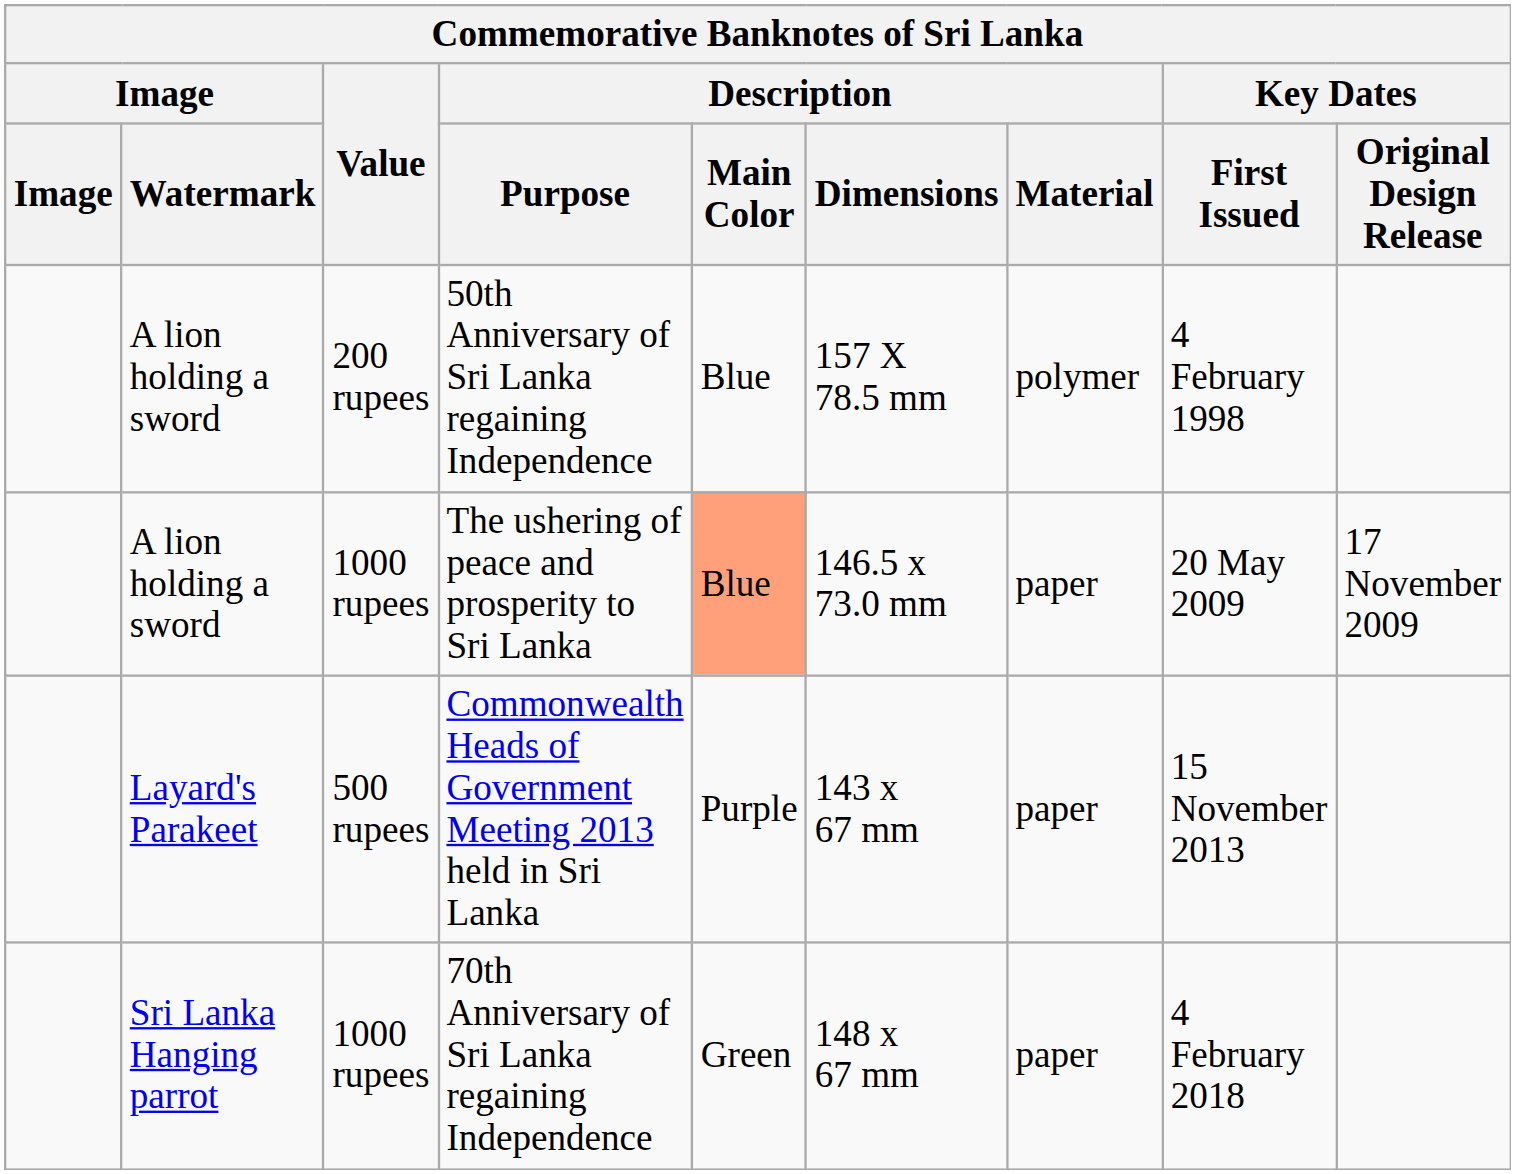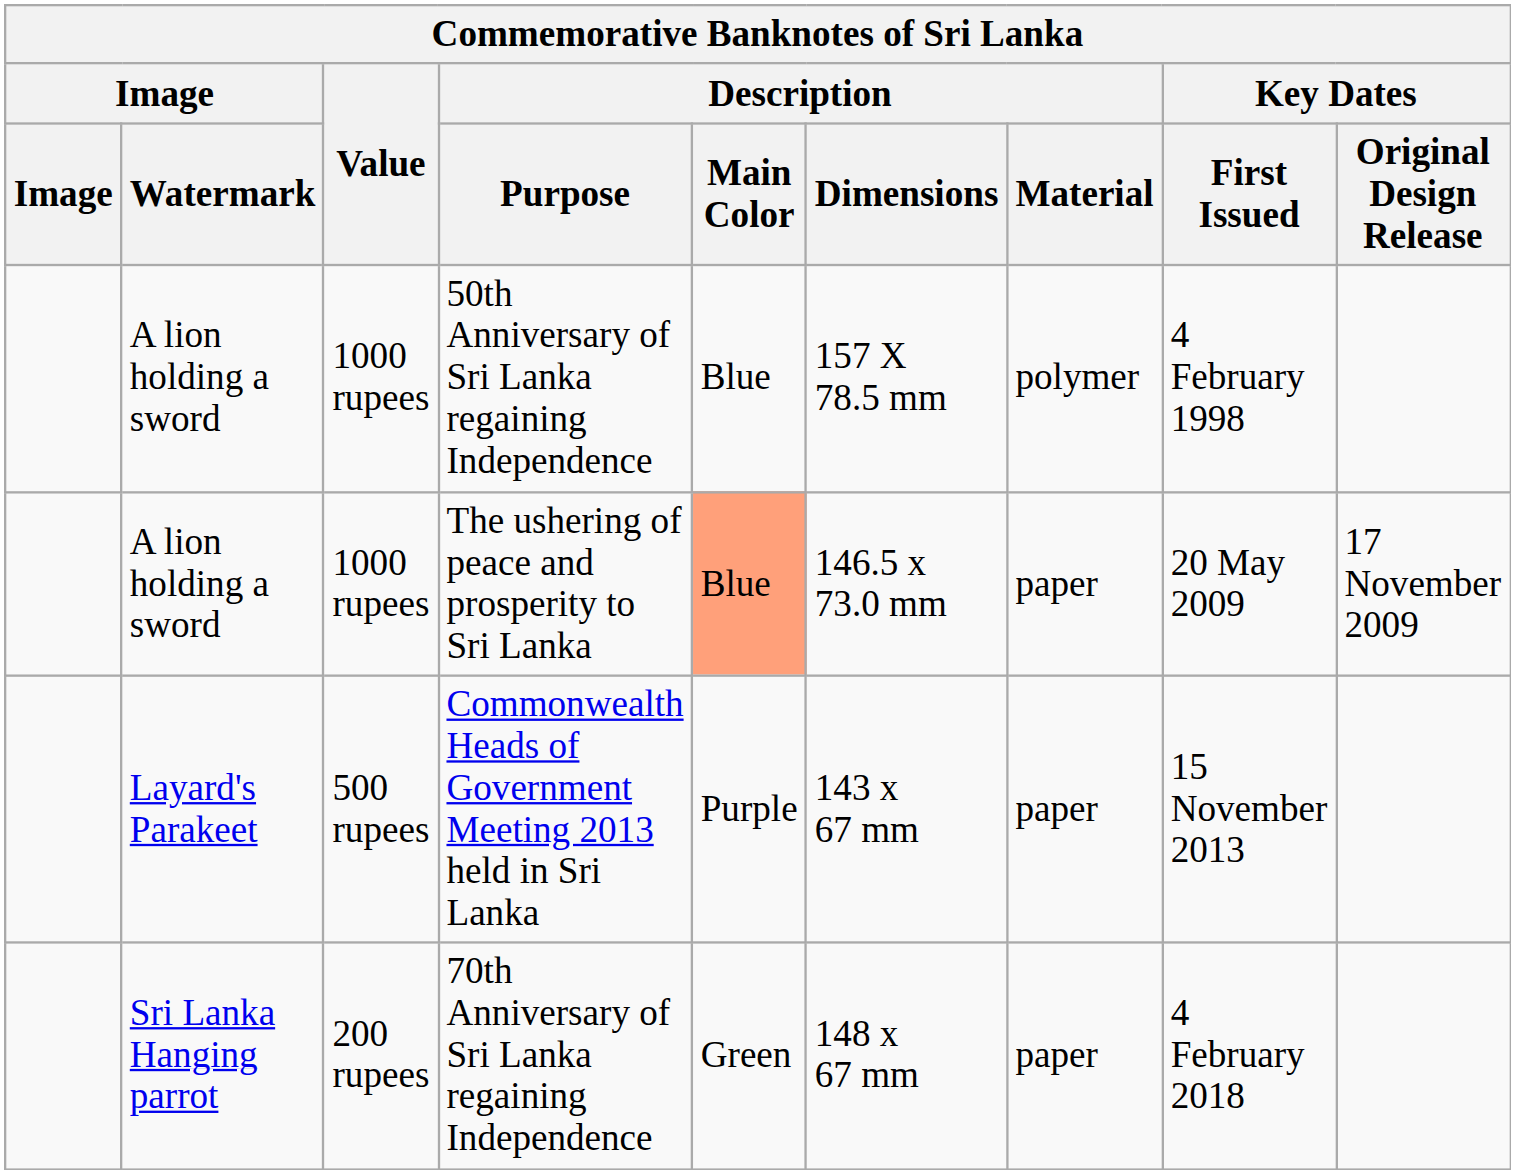(381, 377) 200 rupees -> (381, 377) 1000 rupees
(381, 1055) 1000 rupees -> (381, 1055) 200 rupees
